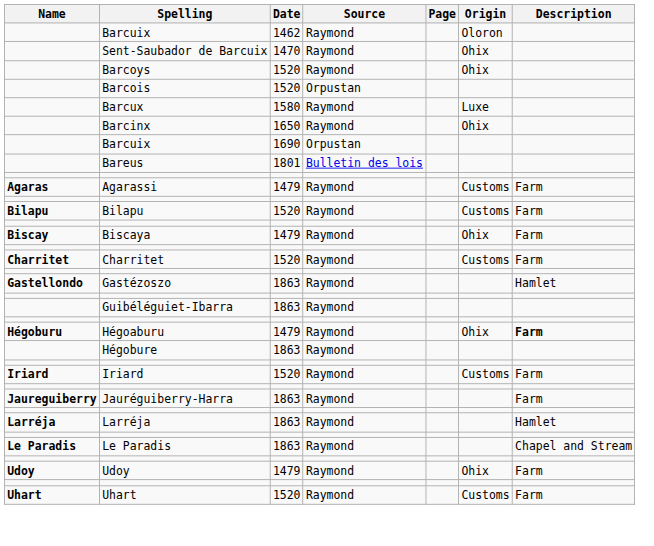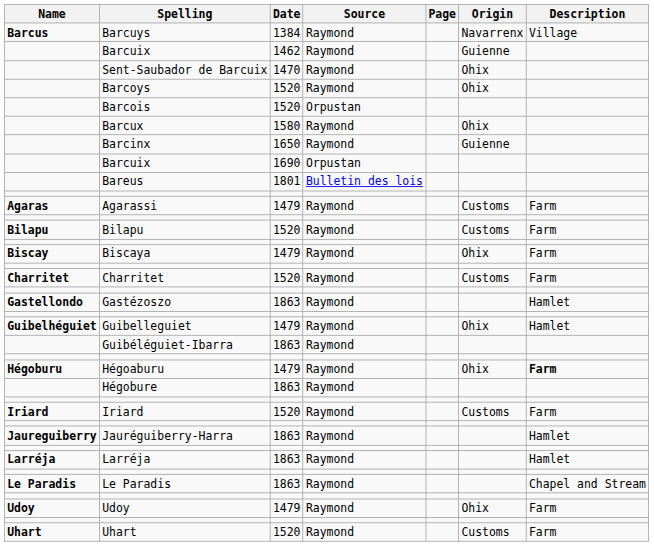+ row: (126, 32)
(482, 32) Oloron -> (486, 51) Guienne
(475, 107) Luxe -> (475, 126) Ohix
(475, 126) Ohix -> (486, 144) Guienne
+ row: (147, 326)
(529, 398) Farm -> (550, 436) Hamlet
